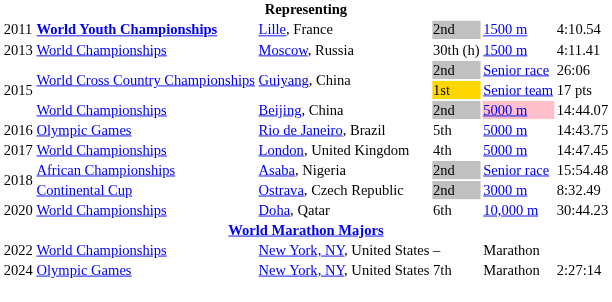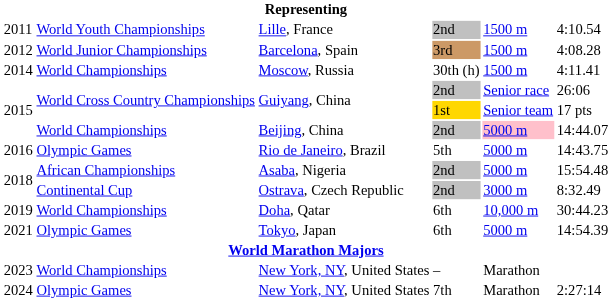(127, 29) bold -> (121, 29) normal
+ row: (308, 50)
(18, 50) 2013 -> (18, 70) 2014
- row: (334, 150)
(516, 170) Senior race -> (505, 170) 5000 m
(18, 210) 2020 -> (18, 210) 2019
+ row: (297, 230)
(18, 250) 2022 -> (18, 270) 2023
